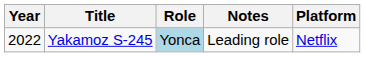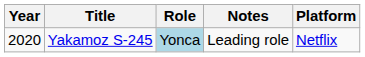(24, 39) 2022 -> (24, 39) 2020
